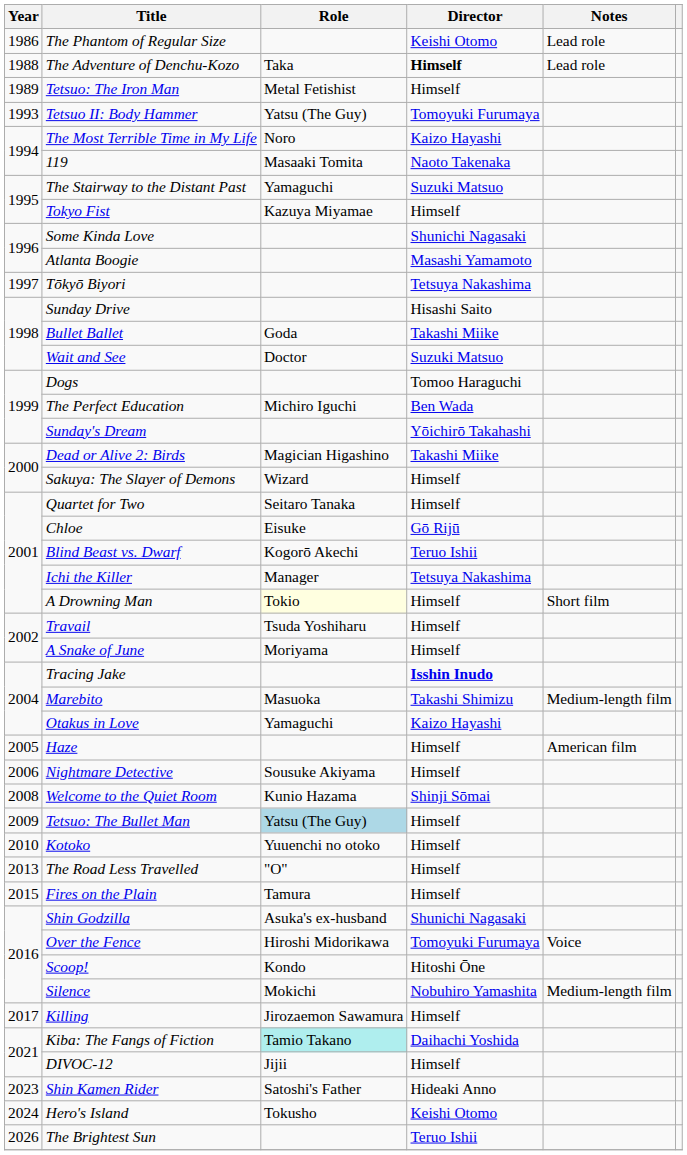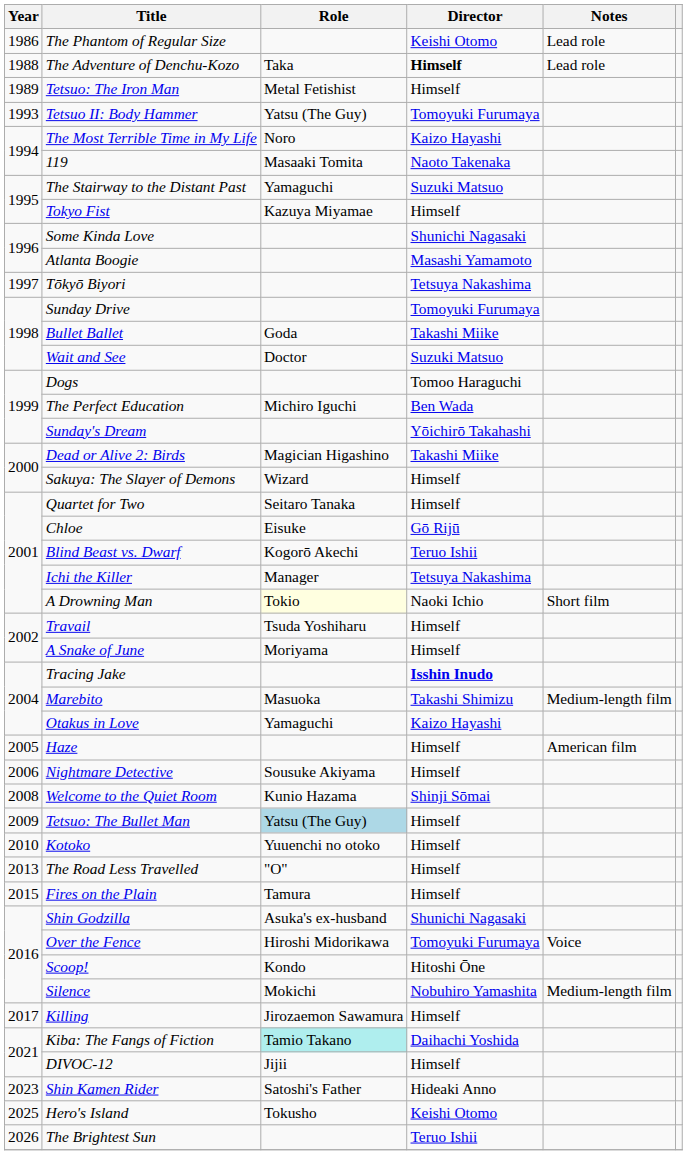(451, 308) Hisashi Saito -> (475, 308) Tomoyuki Furumaya
(435, 601) Himself -> (447, 601) Naoki Ichio
(23, 1112) 2024 -> (23, 1112) 2025
